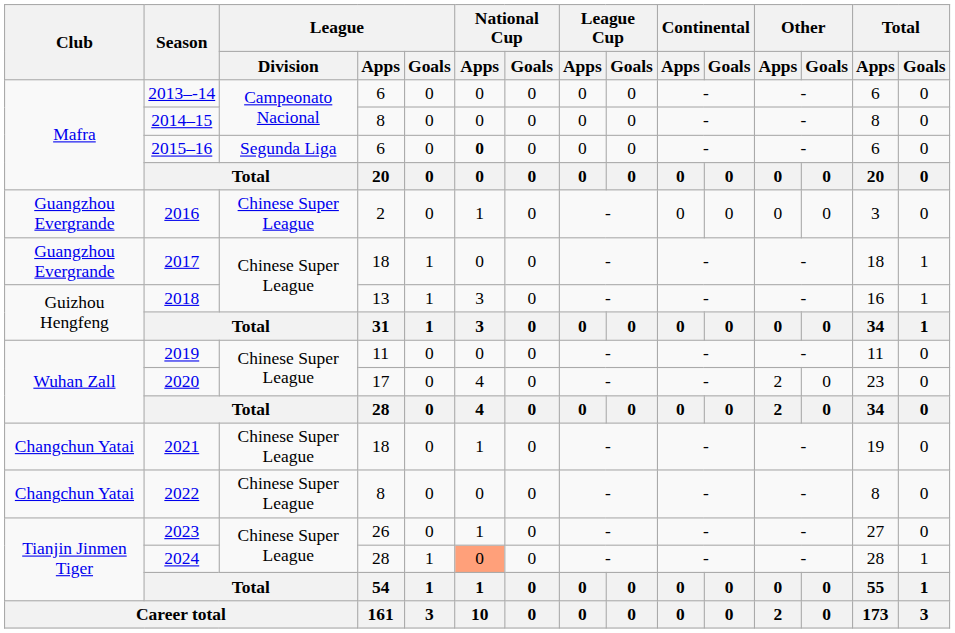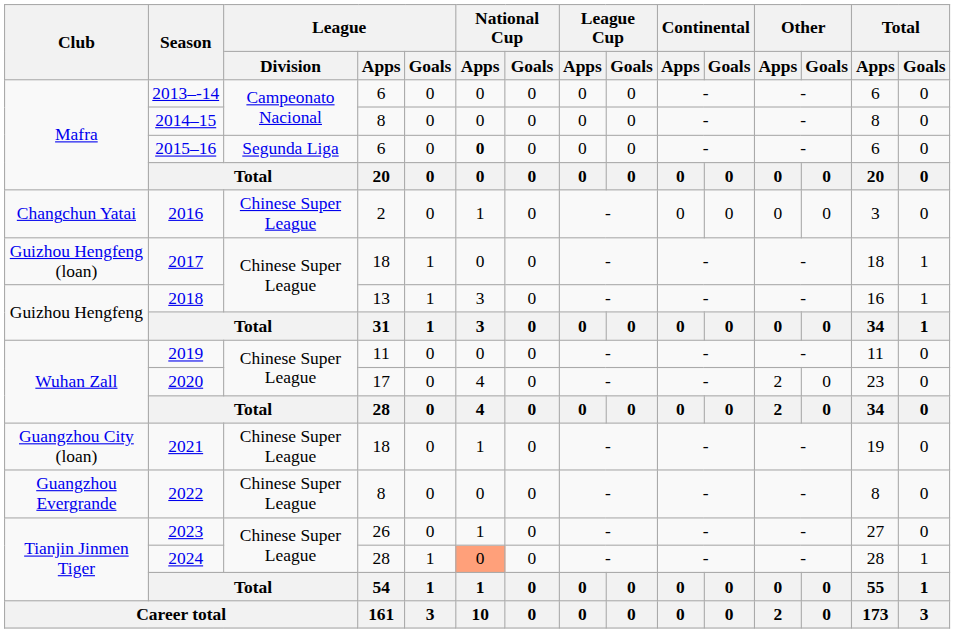(74, 213) Guangzhou Evergrande -> (76, 213) Changchun Yatai
(74, 260) Guangzhou Evergrande -> (76, 260) Guizhou Hengfeng (loan)
(74, 446) Changchun Yatai -> (76, 446) Guangzhou City (loan)
(74, 493) Changchun Yatai -> (76, 493) Guangzhou Evergrande
